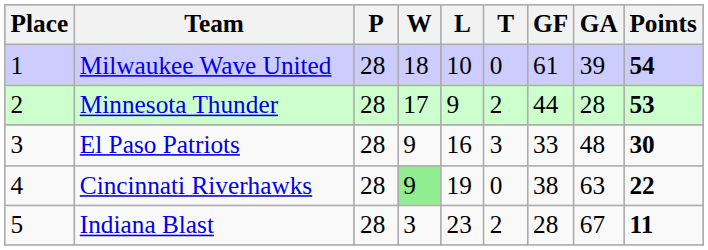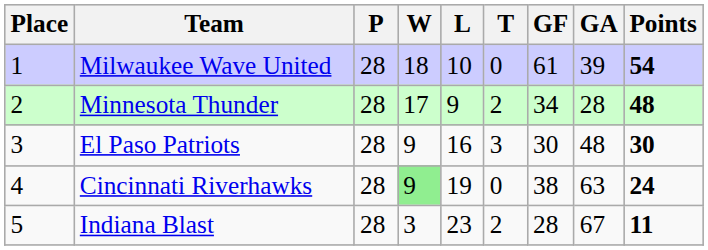(546, 104) 44 -> (546, 104) 34
(642, 104) 53 -> (642, 104) 48
(546, 144) 33 -> (546, 144) 30
(642, 184) 22 -> (642, 184) 24
